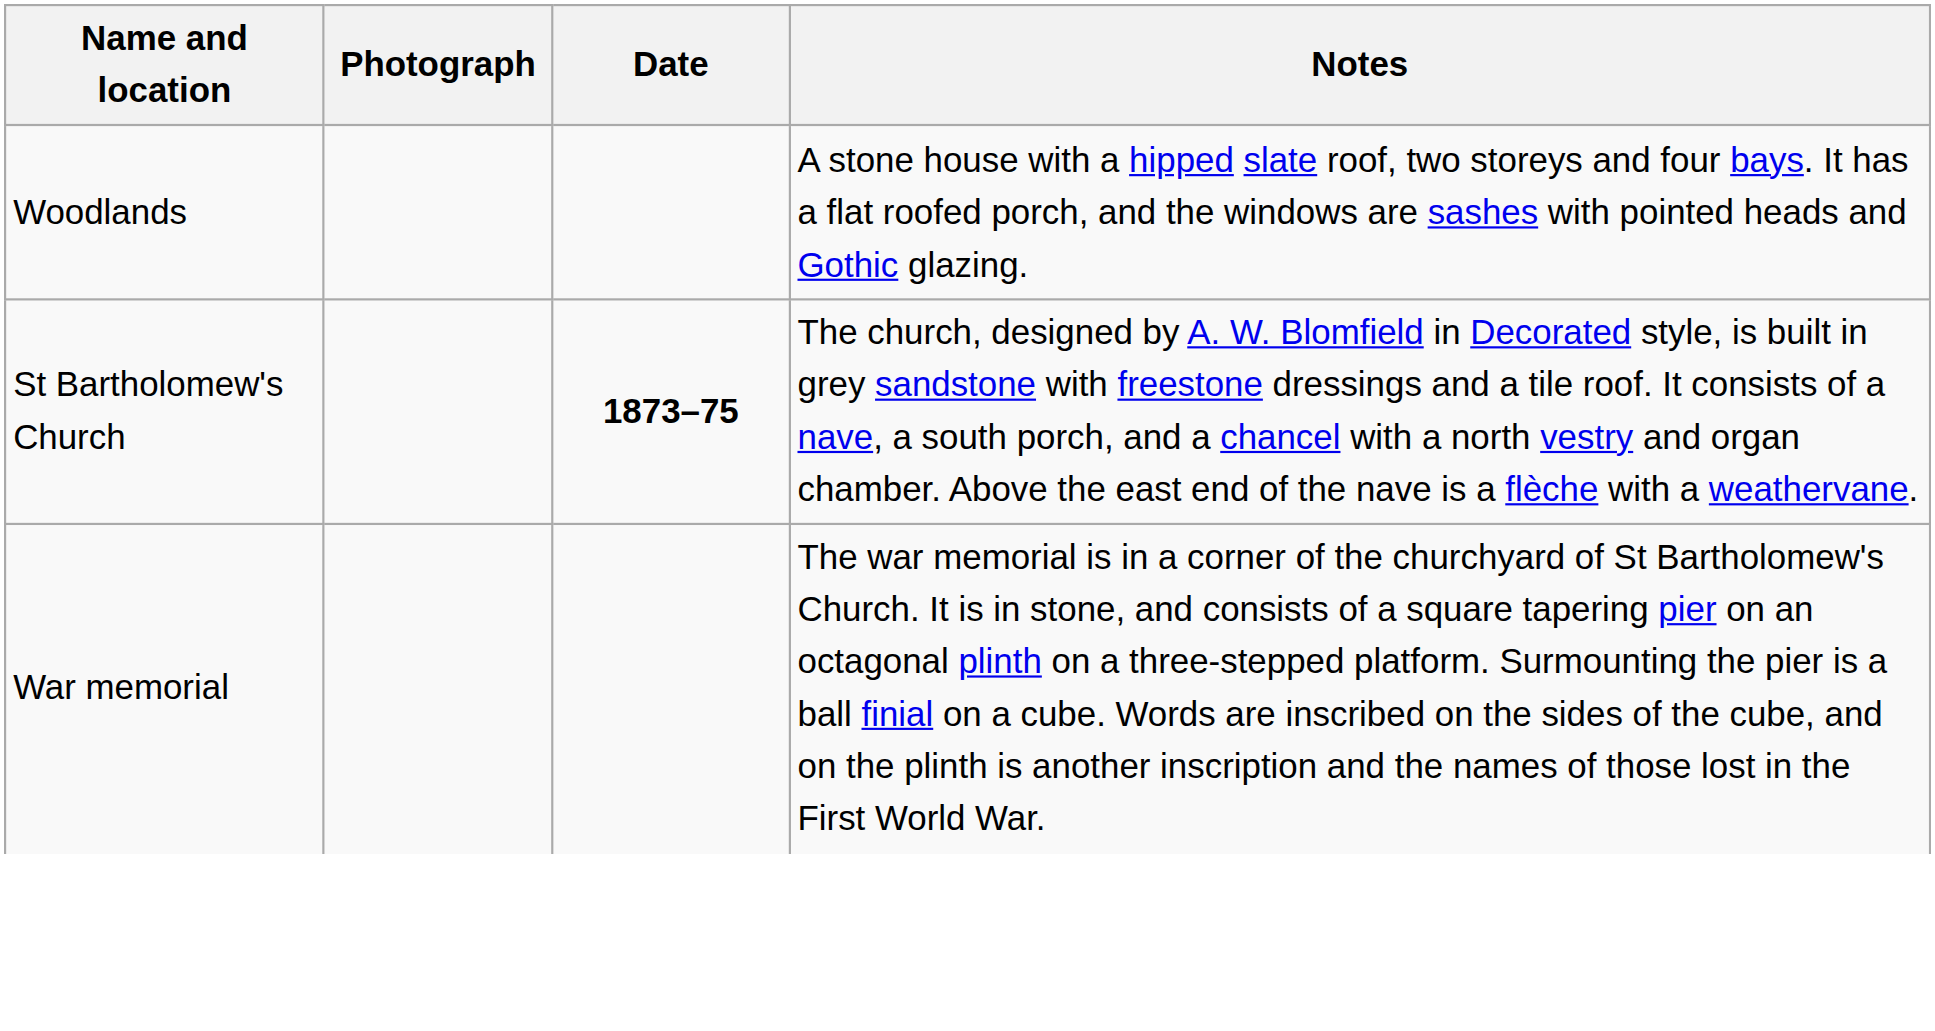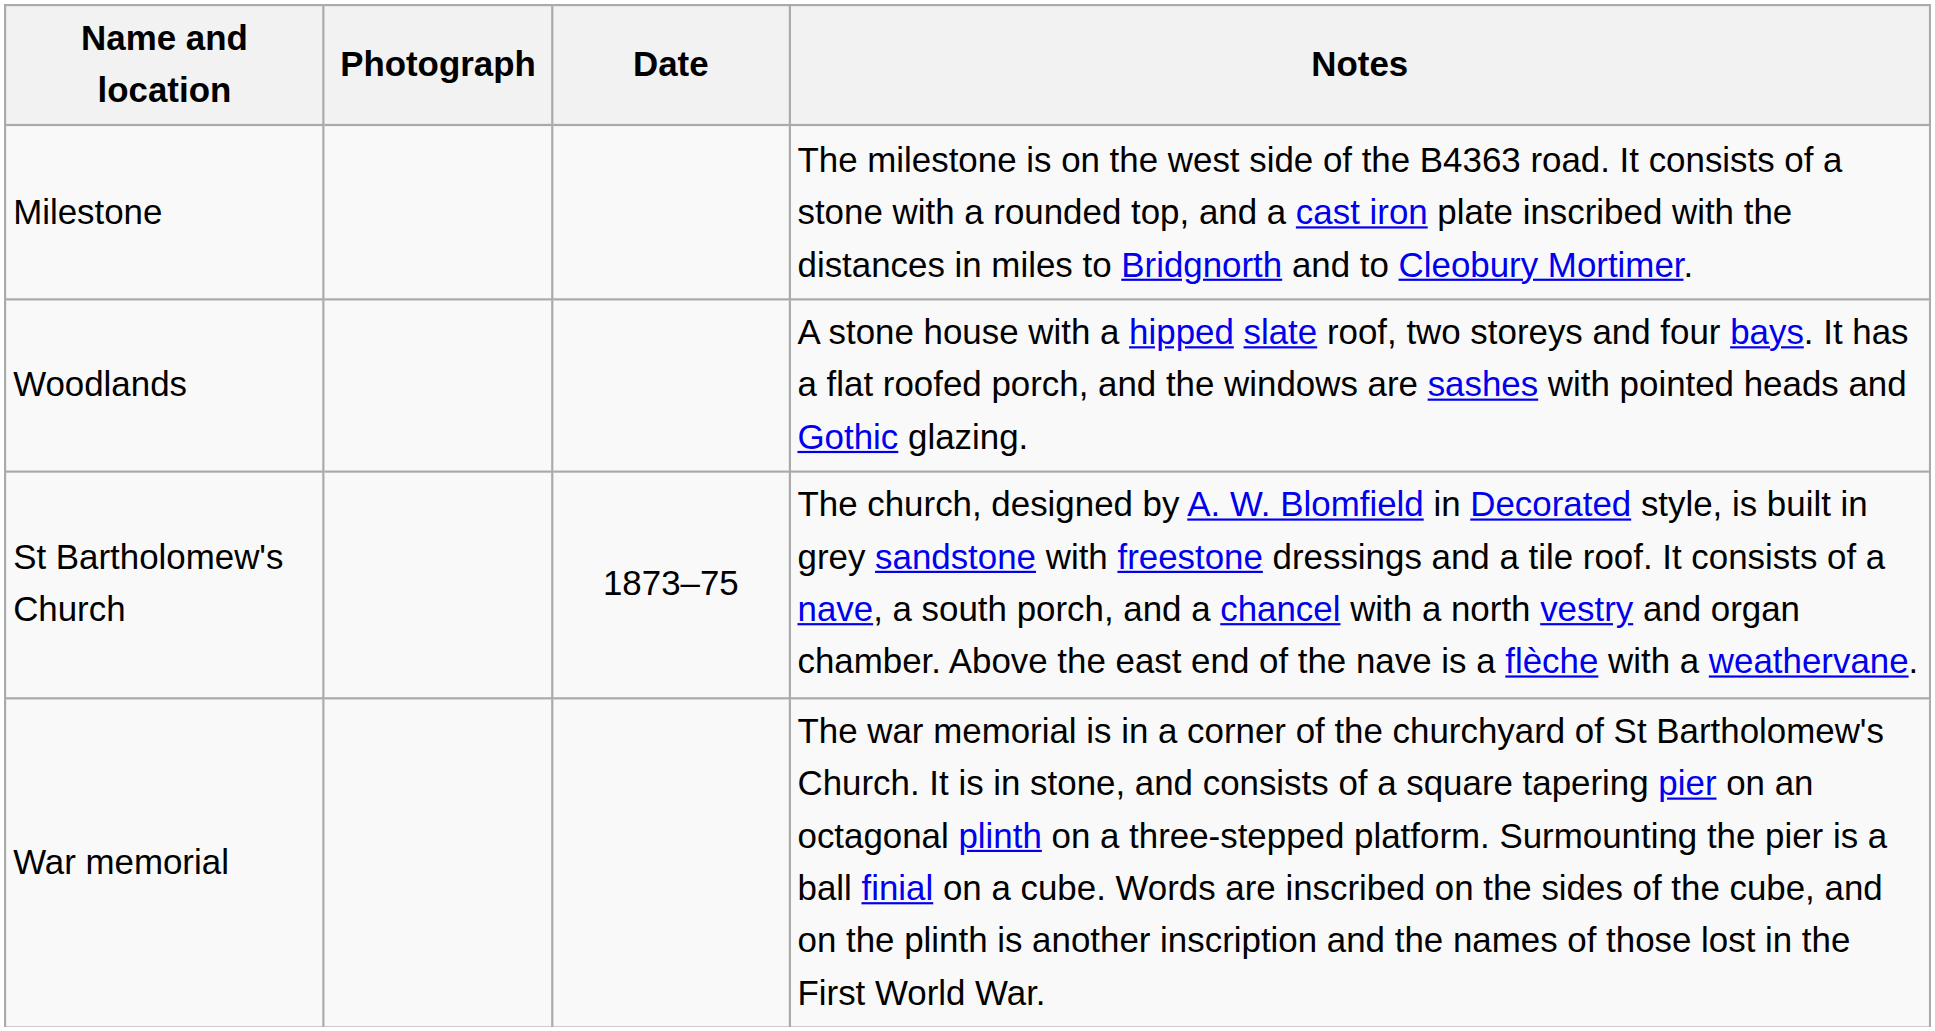+ row: (88, 211)
(671, 410) bold -> (671, 583) normal
